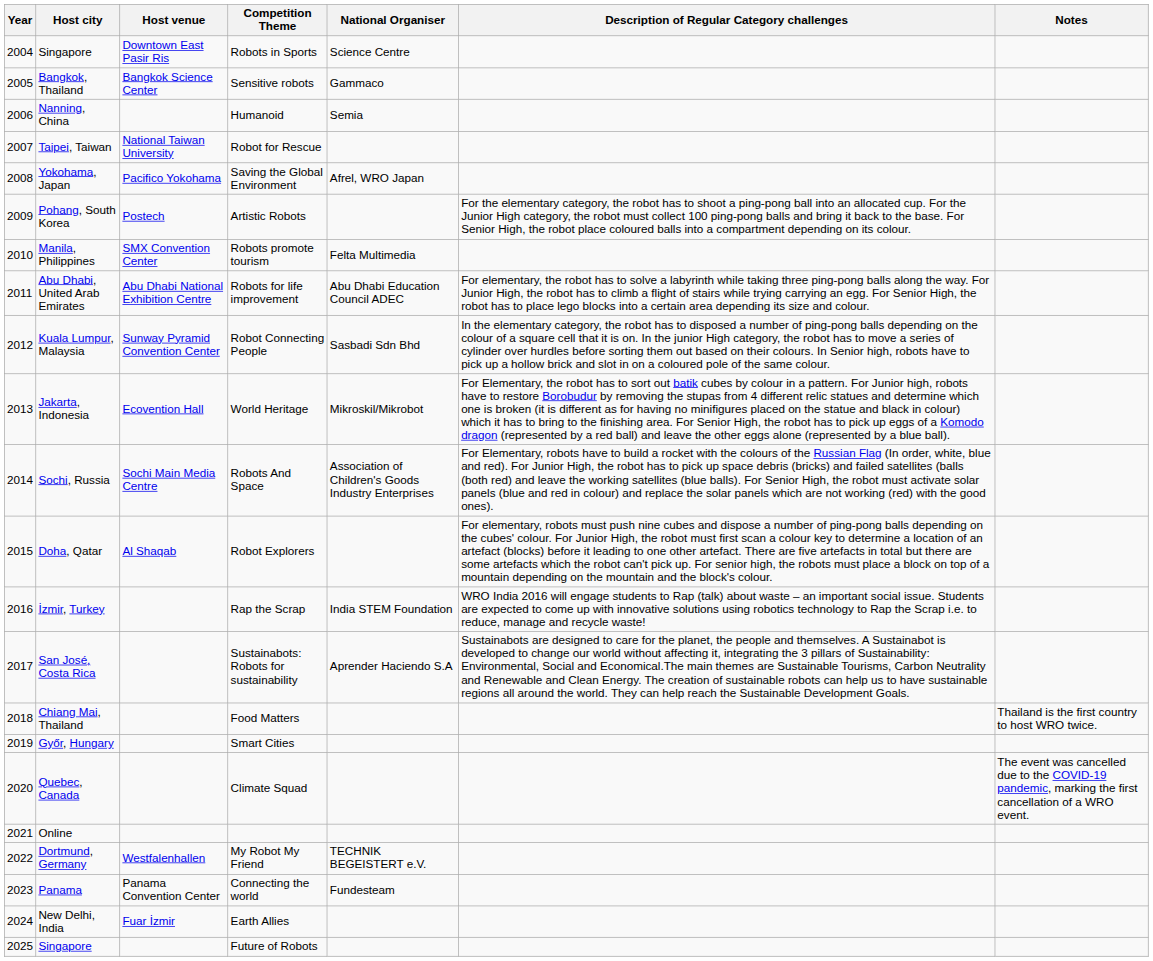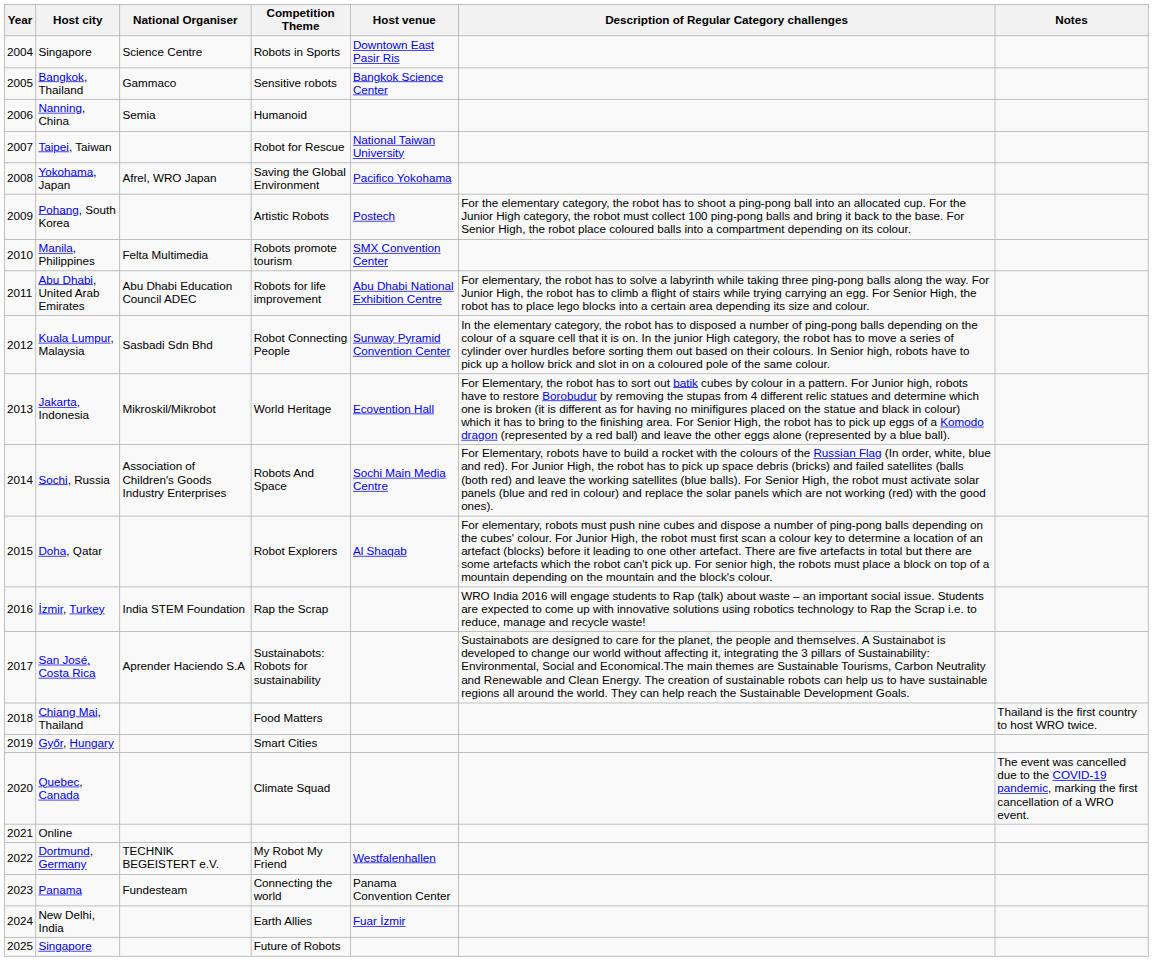columns swapped: (174, 20) <-> (393, 20)
